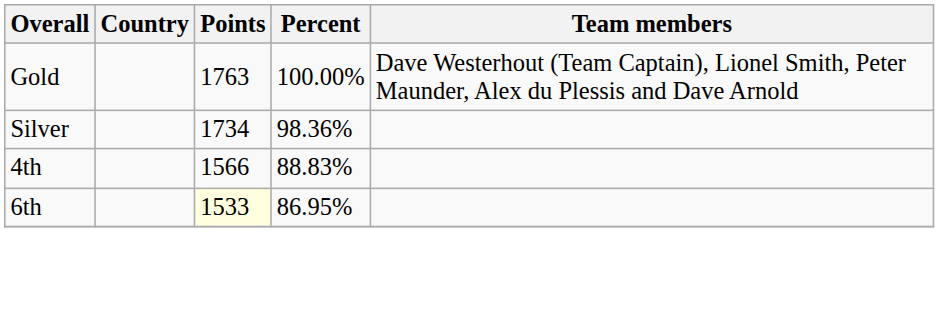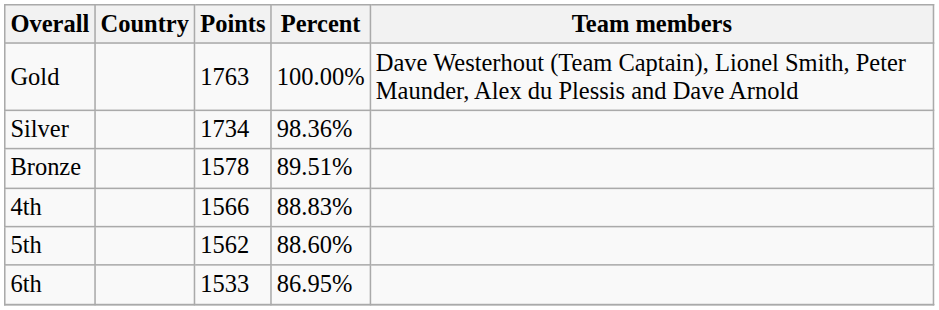+ row: (46, 167)
+ row: (26, 245)
(225, 206) lightyellow background -> (225, 284) no background
